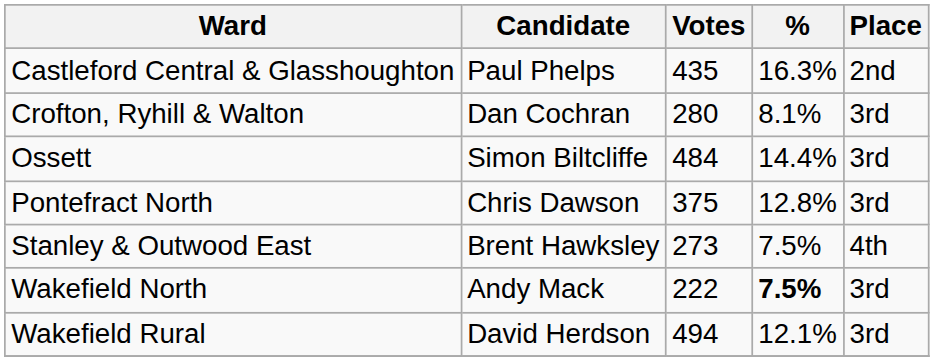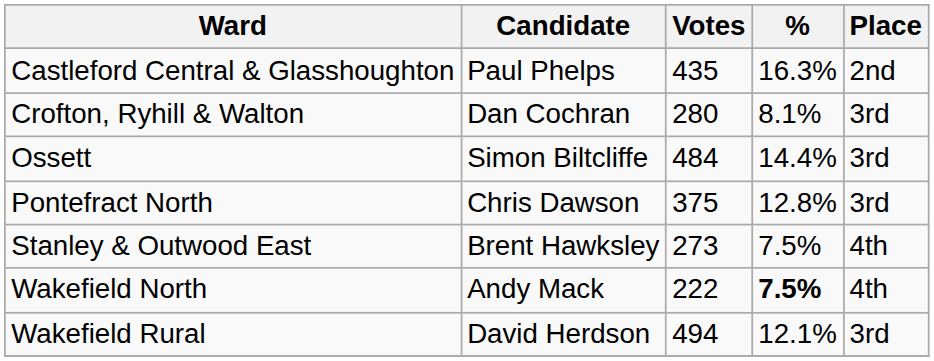(870, 289) 3rd -> (869, 289) 4th
